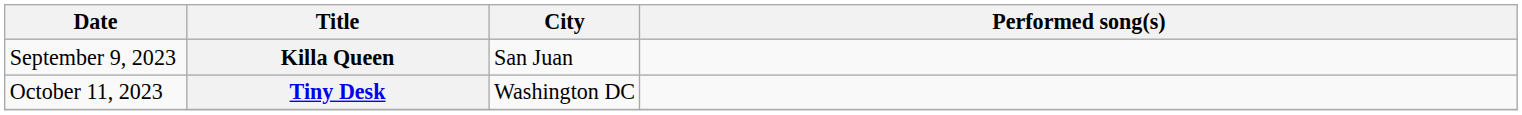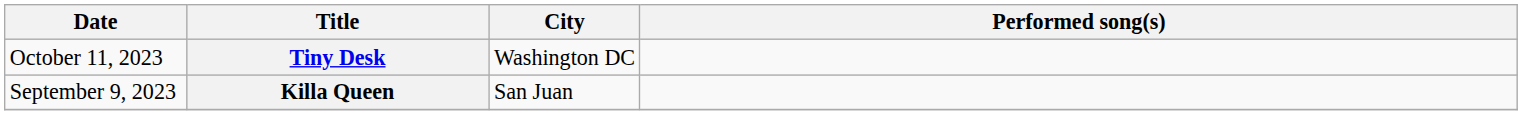rows swapped: (338, 57) <-> (338, 92)
